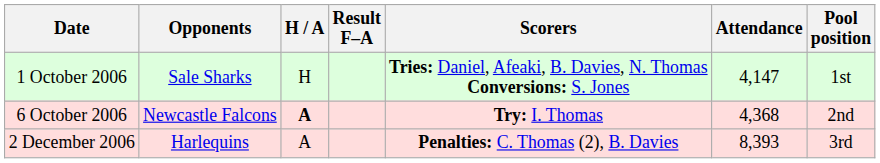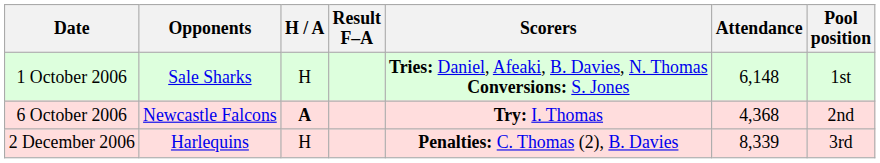(759, 76) 4,147 -> (759, 76) 6,148
(305, 143) A -> (305, 143) H
(759, 143) 8,393 -> (759, 143) 8,339
